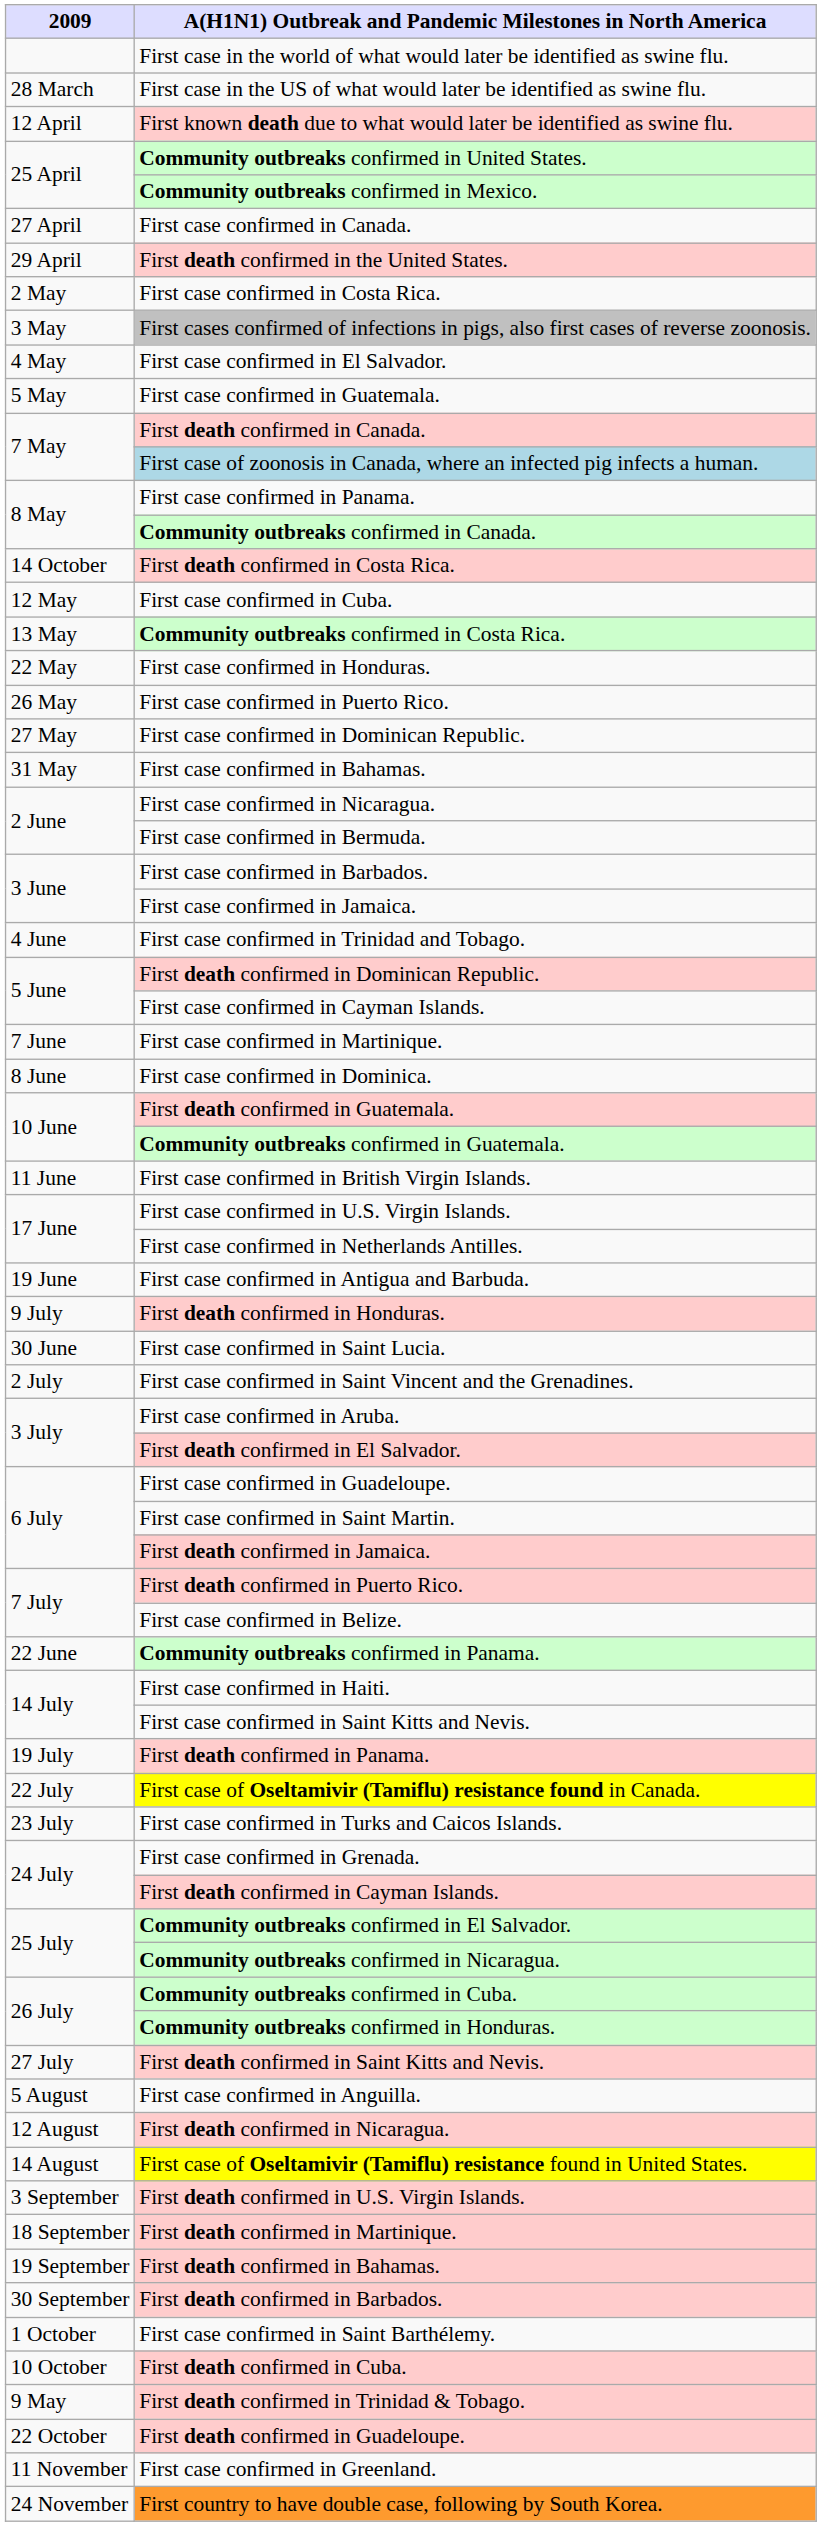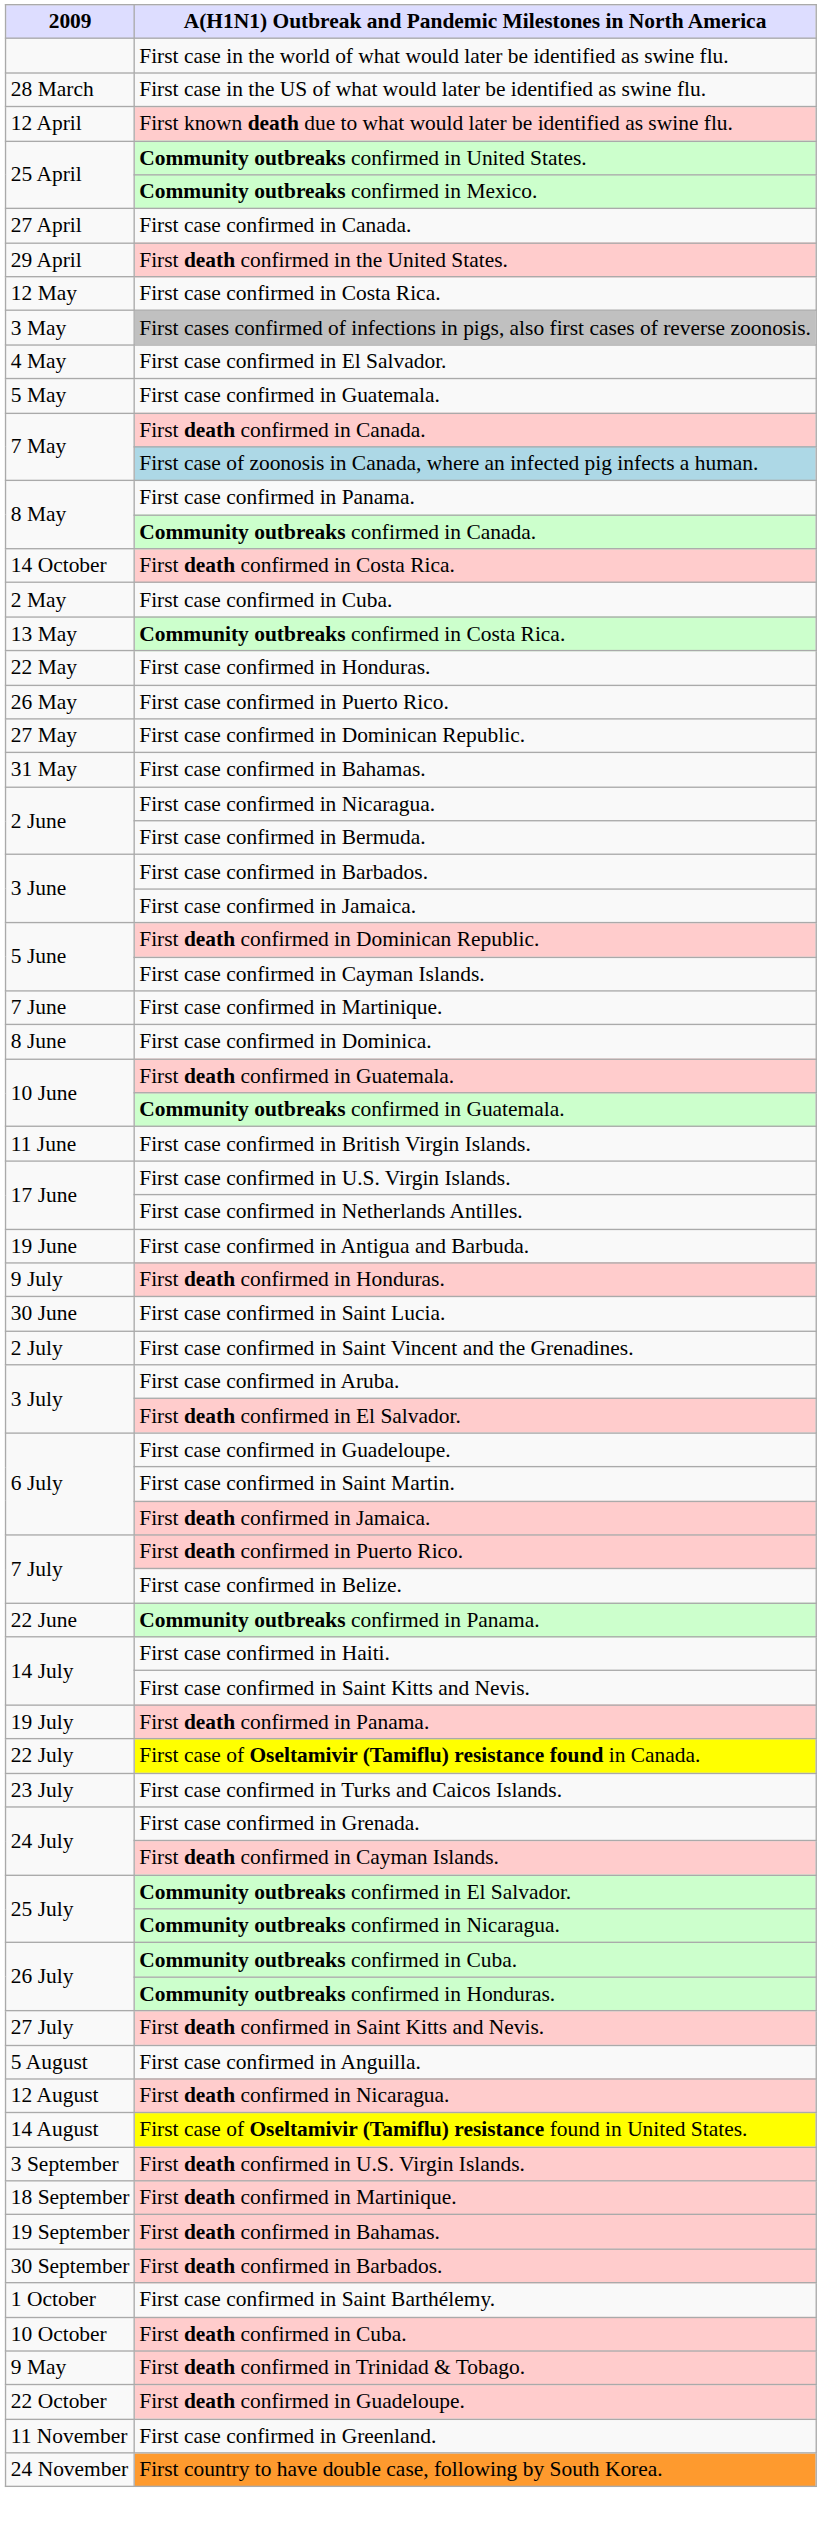(39, 293) 2 May -> (44, 293) 12 May
(44, 599) 12 May -> (39, 599) 2 May
- row: (332, 939)
